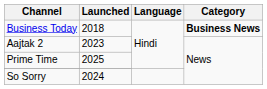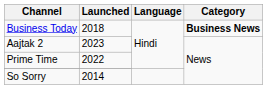(93, 60) 2025 -> (93, 60) 2022
(93, 76) 2024 -> (93, 76) 2014
